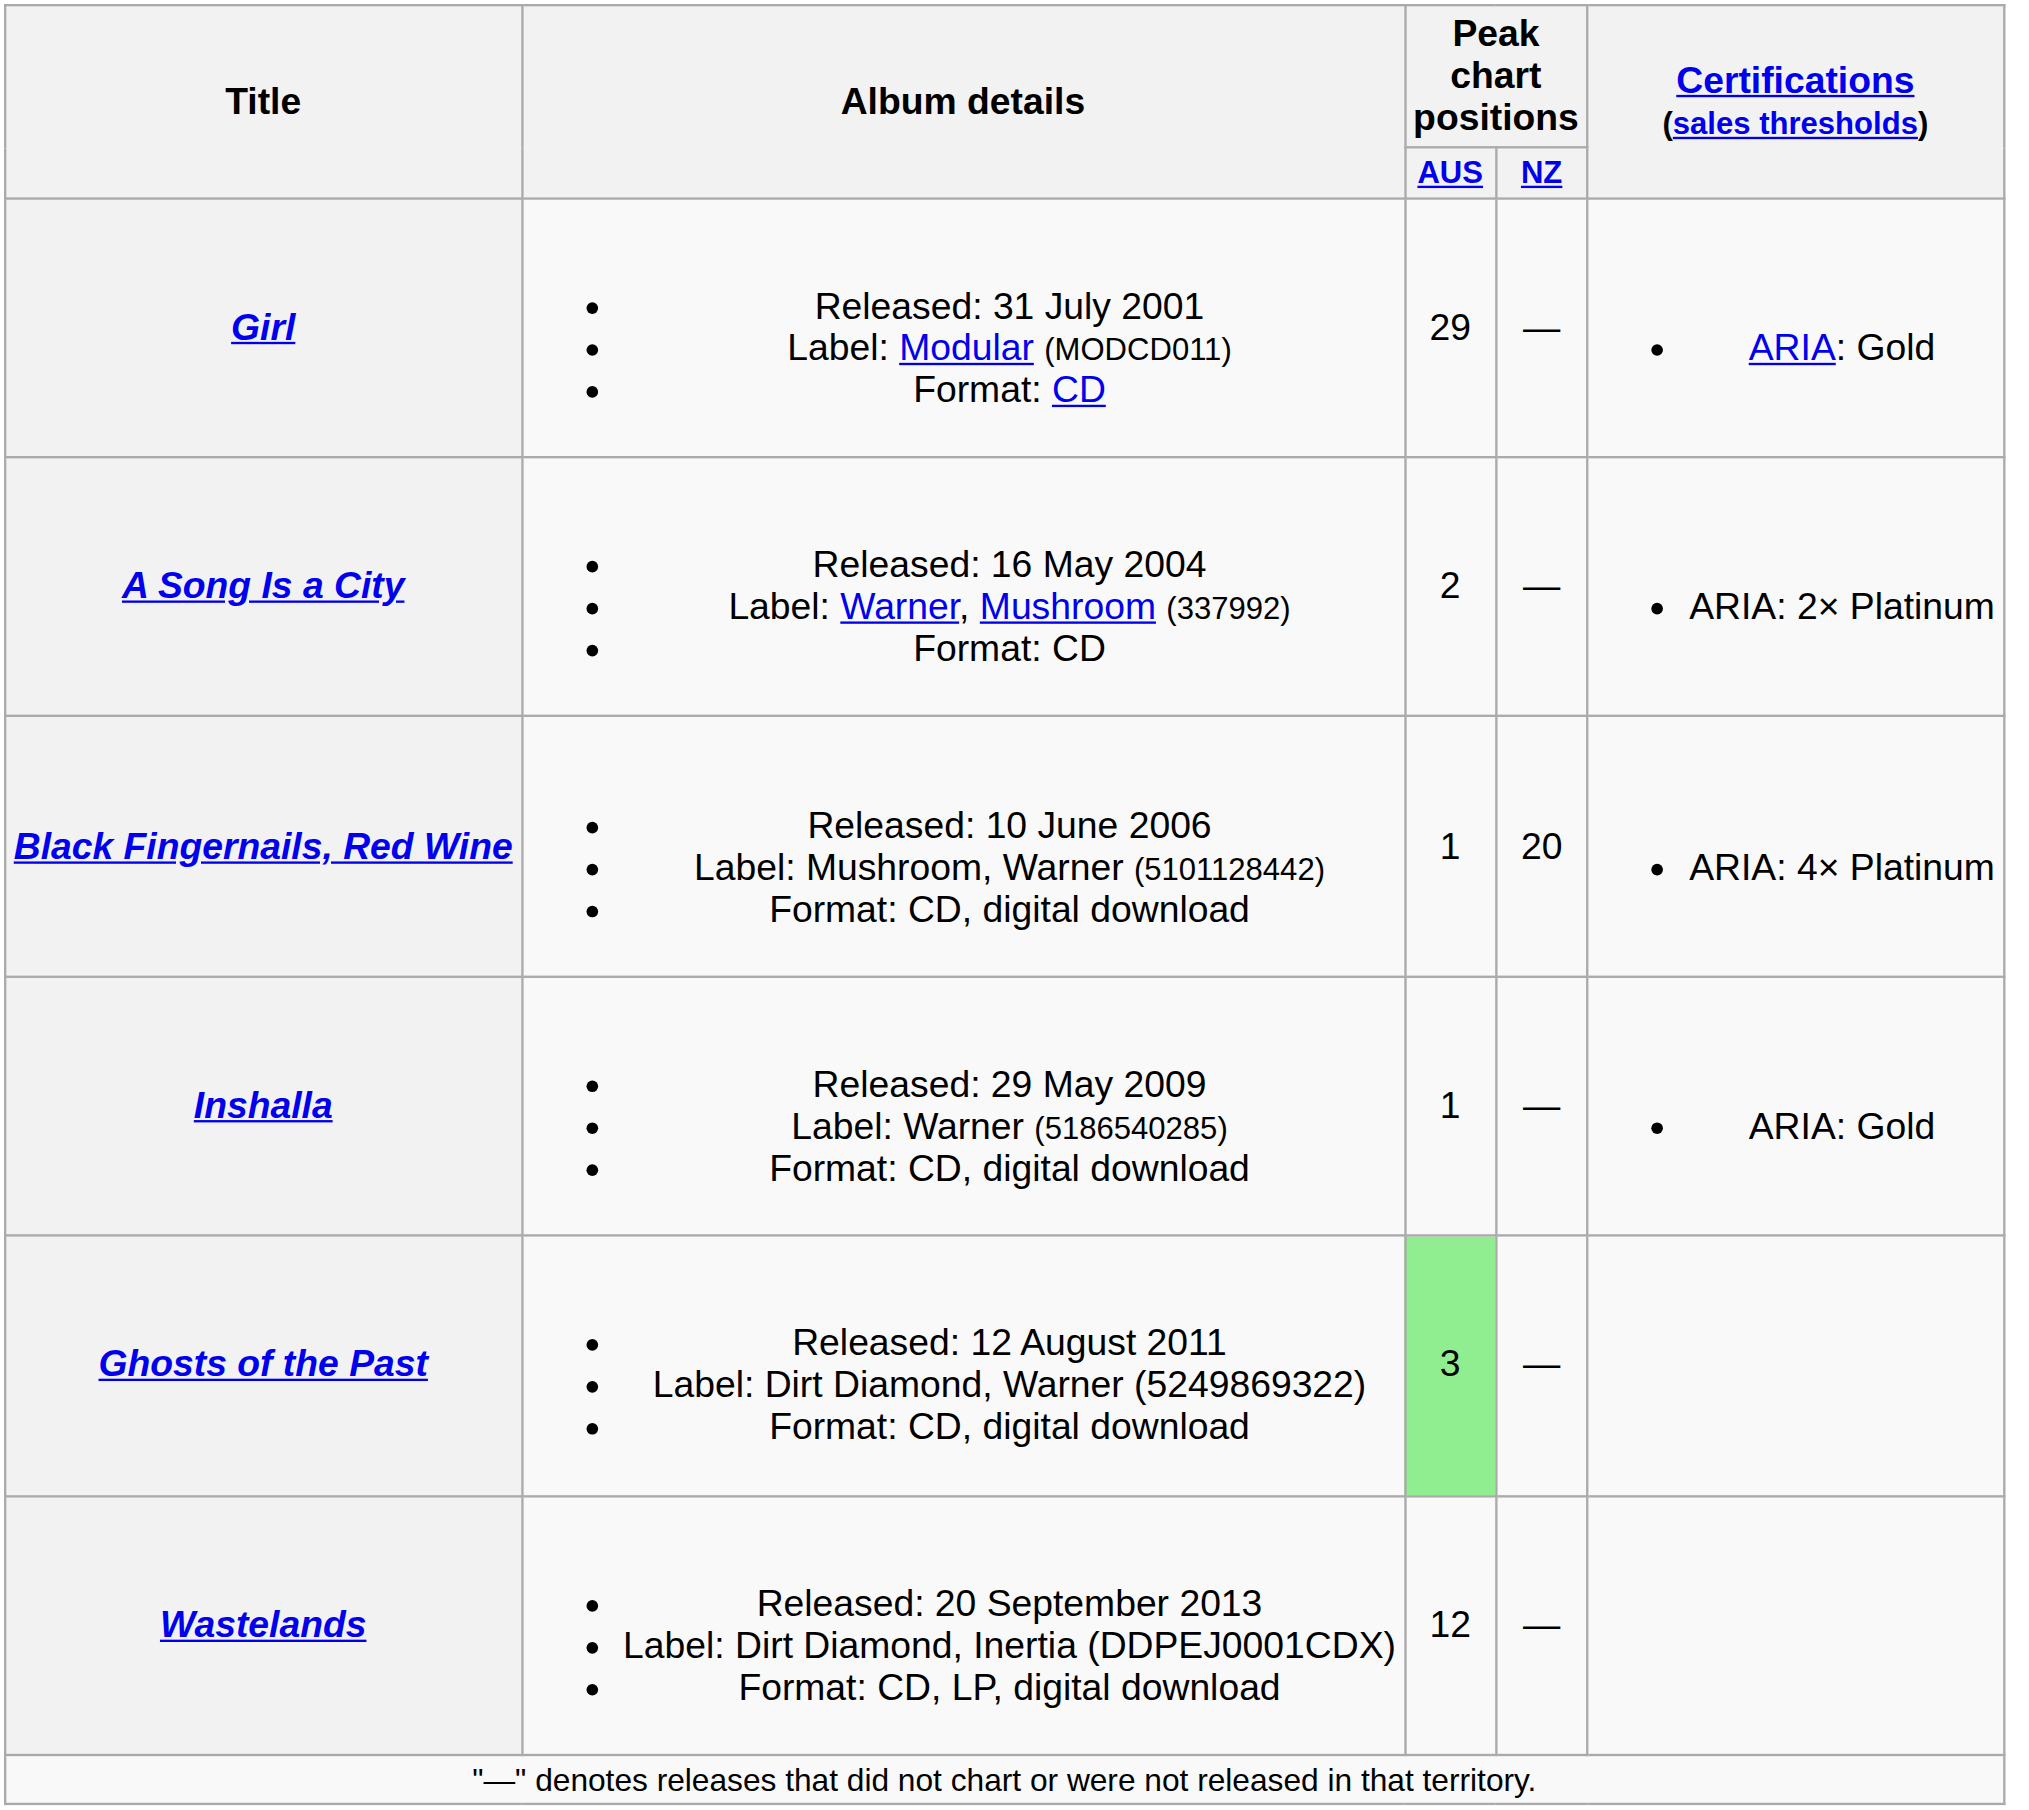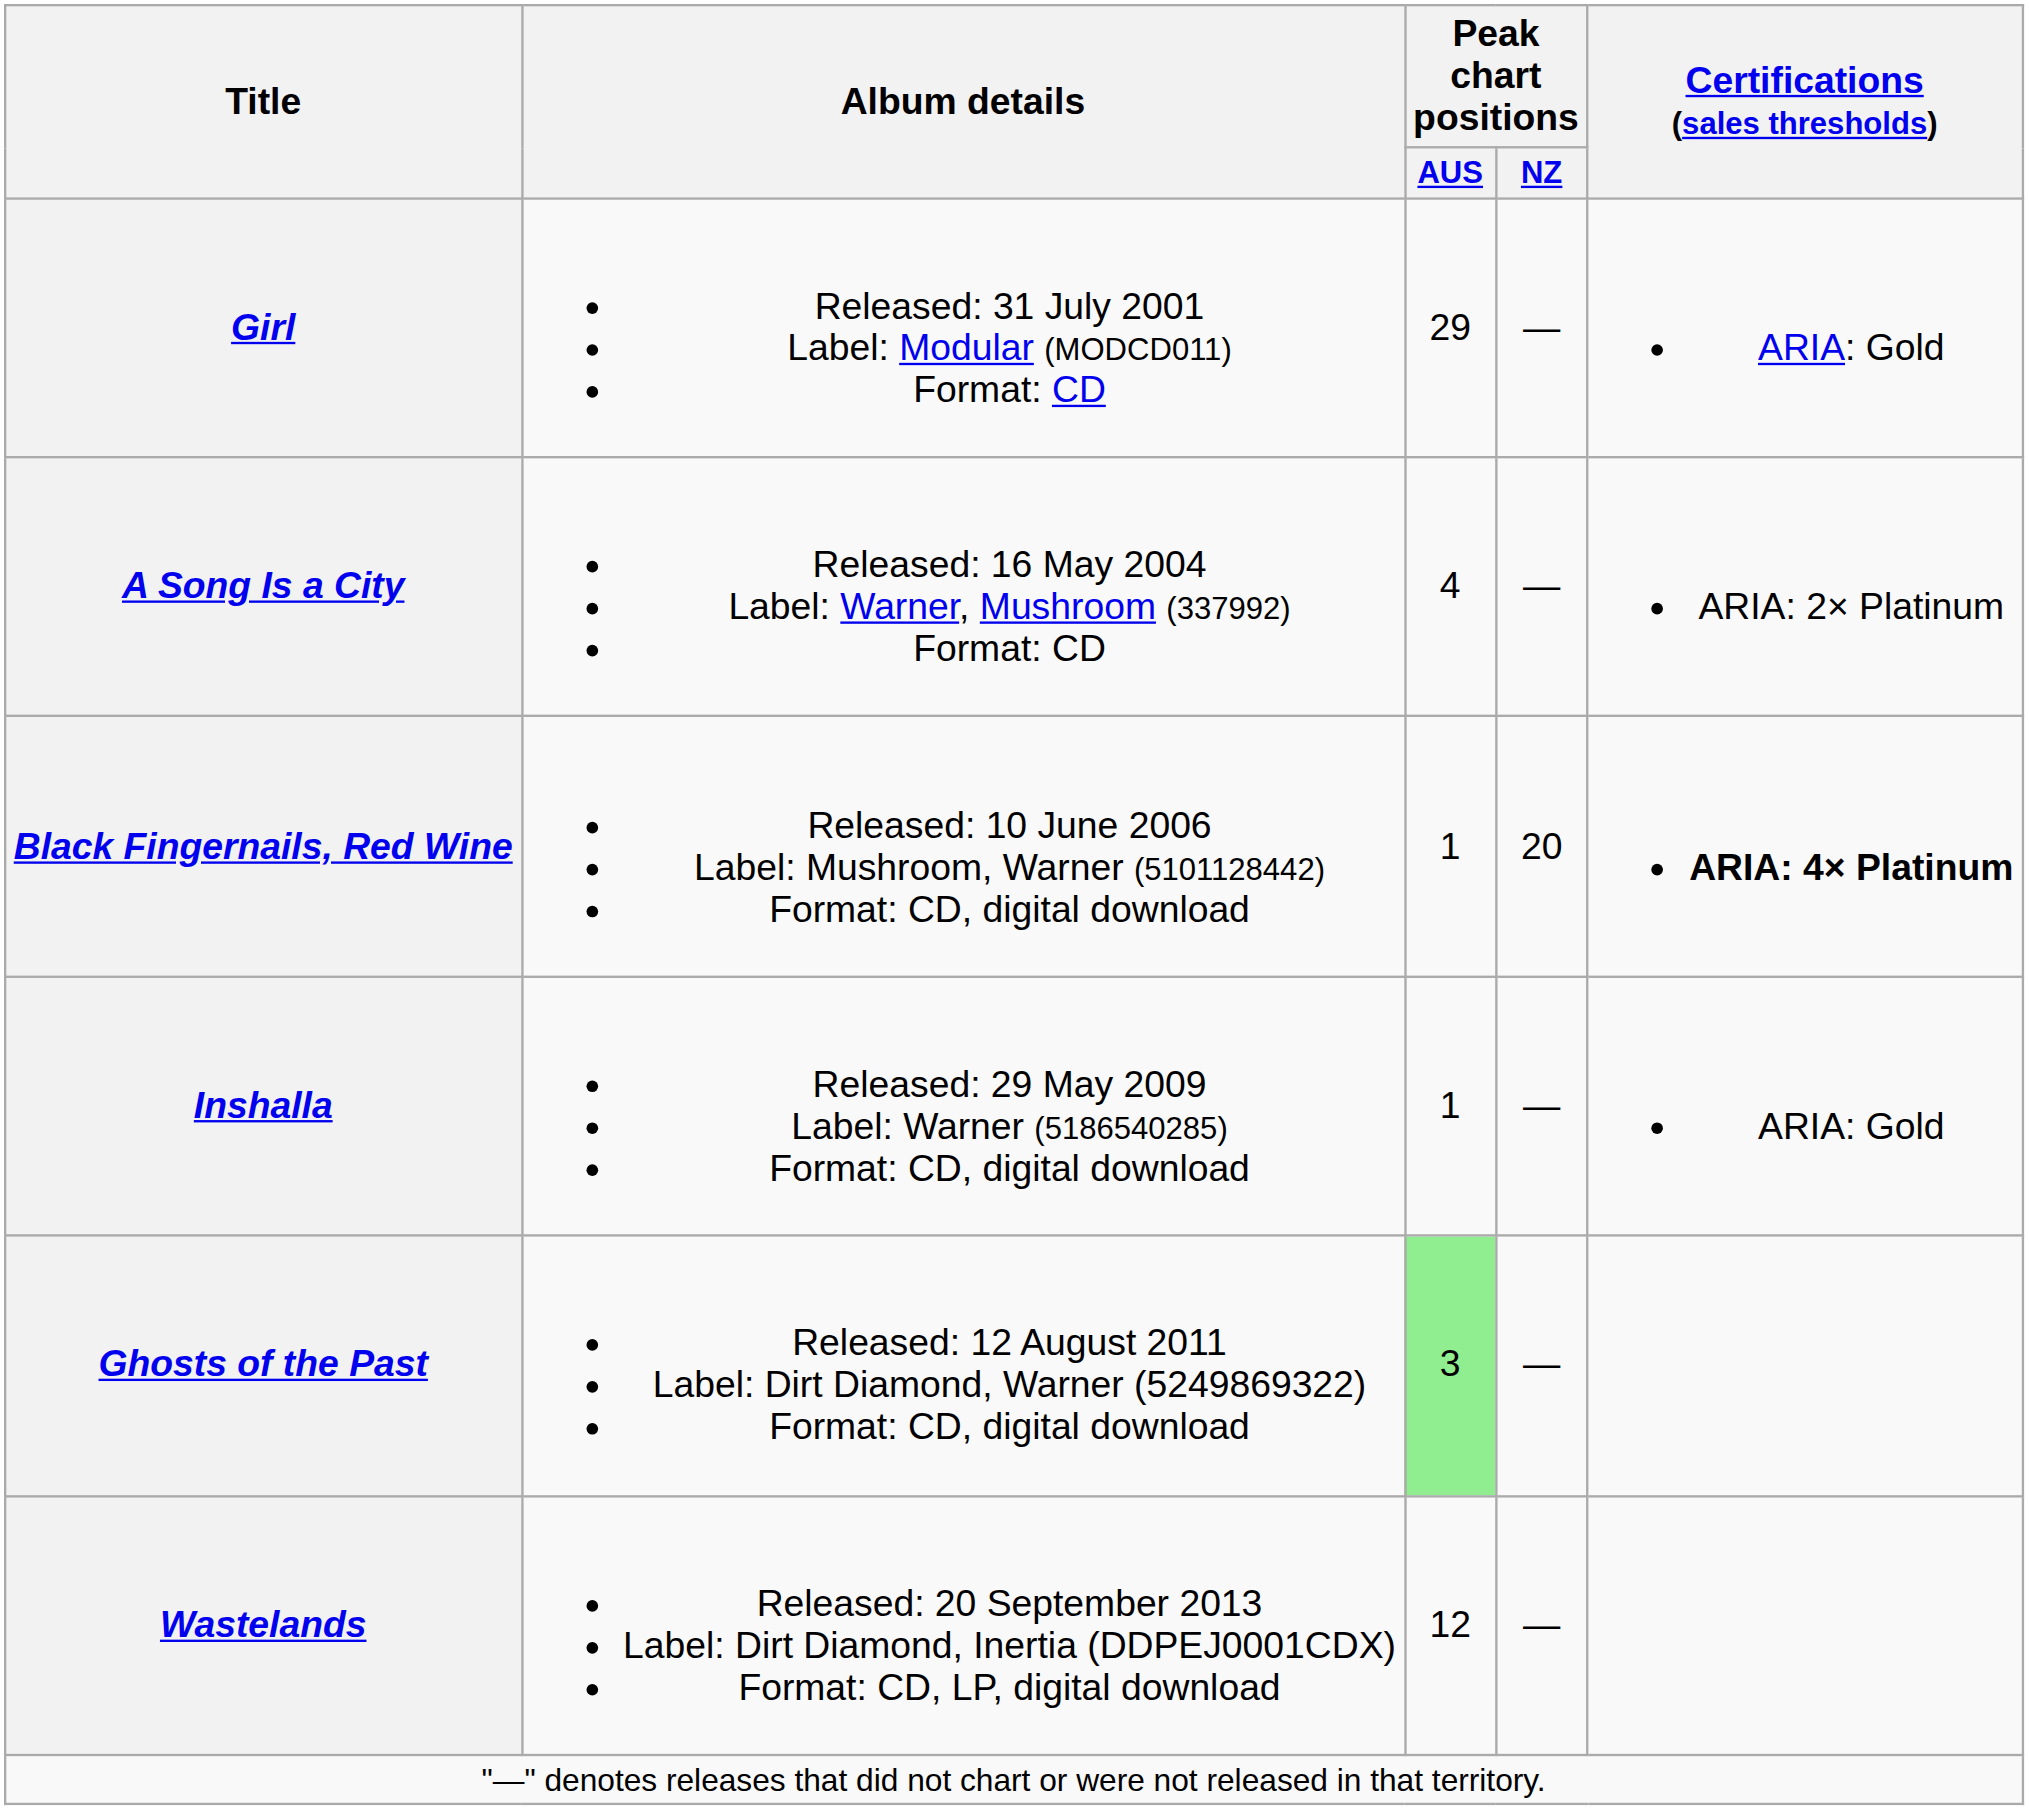(1450, 586) 2 -> (1450, 586) 4
(1795, 868) normal -> (1805, 868) bold
